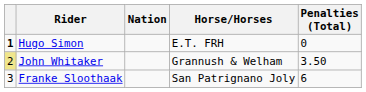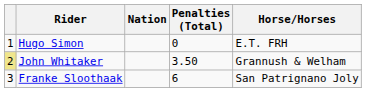columns swapped: (234, 19) <-> (330, 19)
(10, 43) bold -> (10, 43) normal
